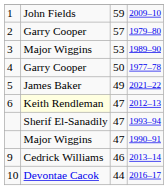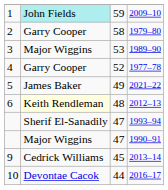(50, 13) no background -> (50, 13) paleturquoise background
(119, 31) 57 -> (119, 31) 58
(119, 67) 50 -> (119, 67) 52
(119, 103) 47 -> (119, 103) 48
(119, 157) 46 -> (119, 157) 45
